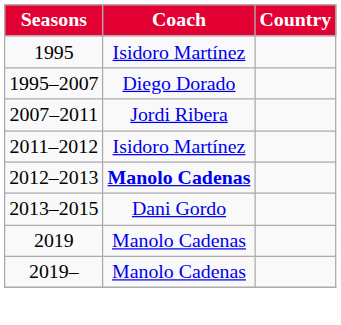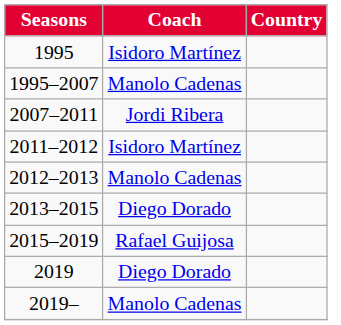(179, 83) Diego Dorado -> (175, 83) Manolo Cadenas
(179, 177) bold -> (175, 177) normal
(179, 209) Dani Gordo -> (175, 209) Diego Dorado
+ row: (54, 240)
(179, 240) Manolo Cadenas -> (175, 271) Diego Dorado
